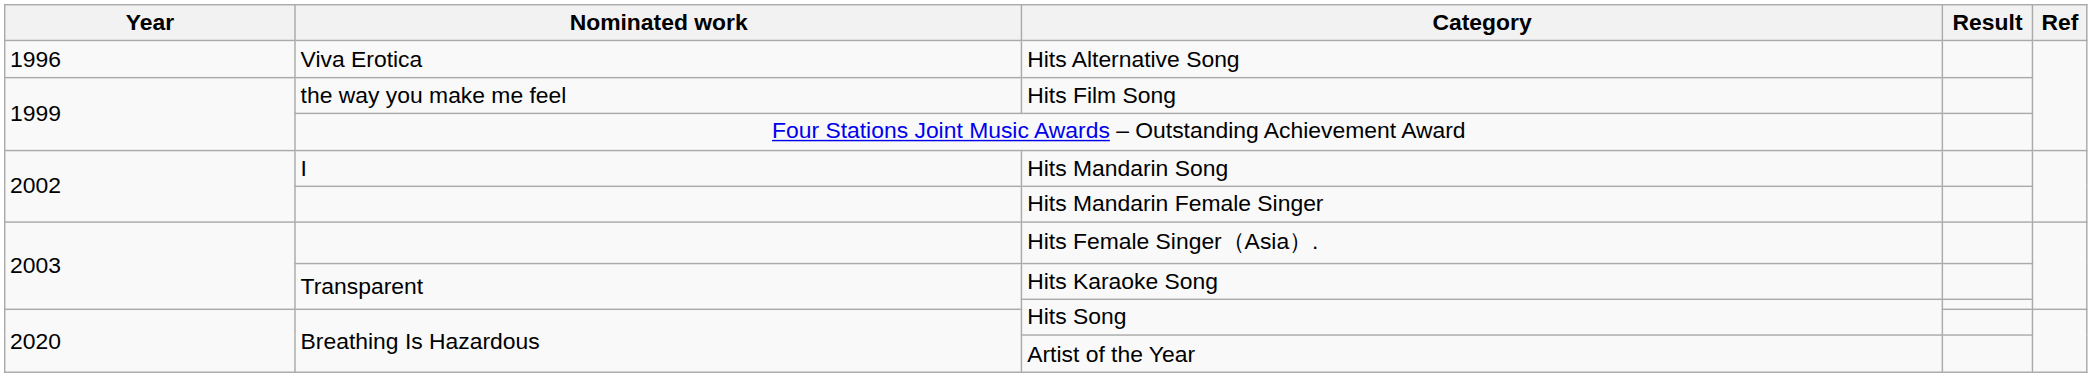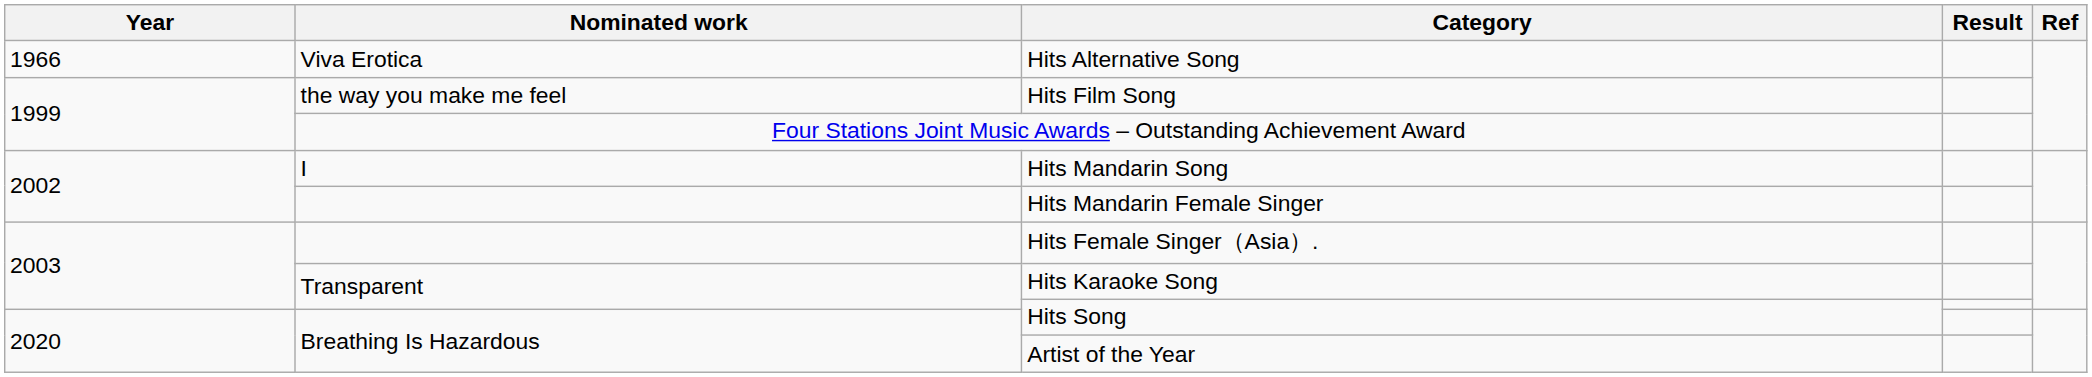(35, 58) 1996 -> (35, 58) 1966
